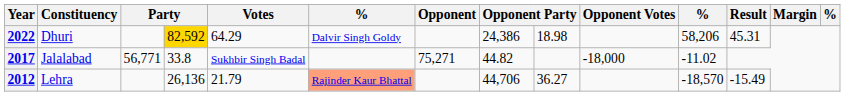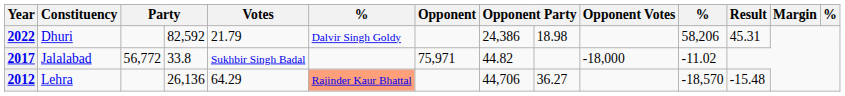(186, 36) gold background -> (186, 36) no background
(226, 36) 64.29 -> (226, 36) 21.79
(142, 58) 56,771 -> (142, 58) 56,772
(437, 58) 75,271 -> (437, 58) 75,971
(226, 79) 21.79 -> (226, 79) 64.29
(747, 79) -15.49 -> (747, 79) -15.48
